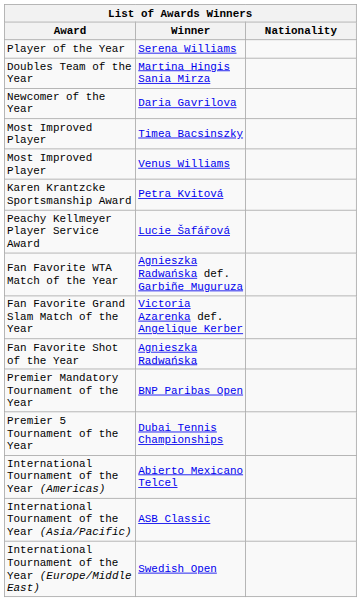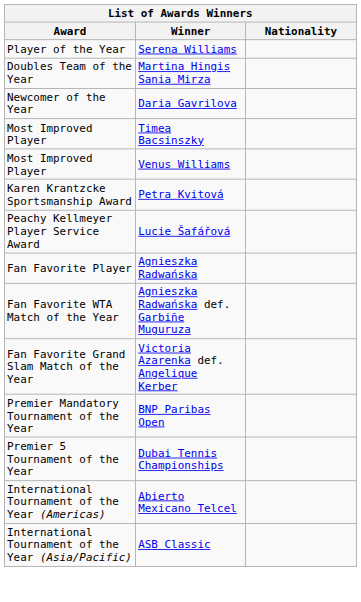+ row: (69, 268)
- row: (63, 354)
- row: (69, 569)
